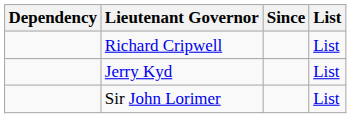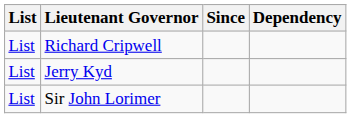columns swapped: (53, 17) <-> (327, 17)
